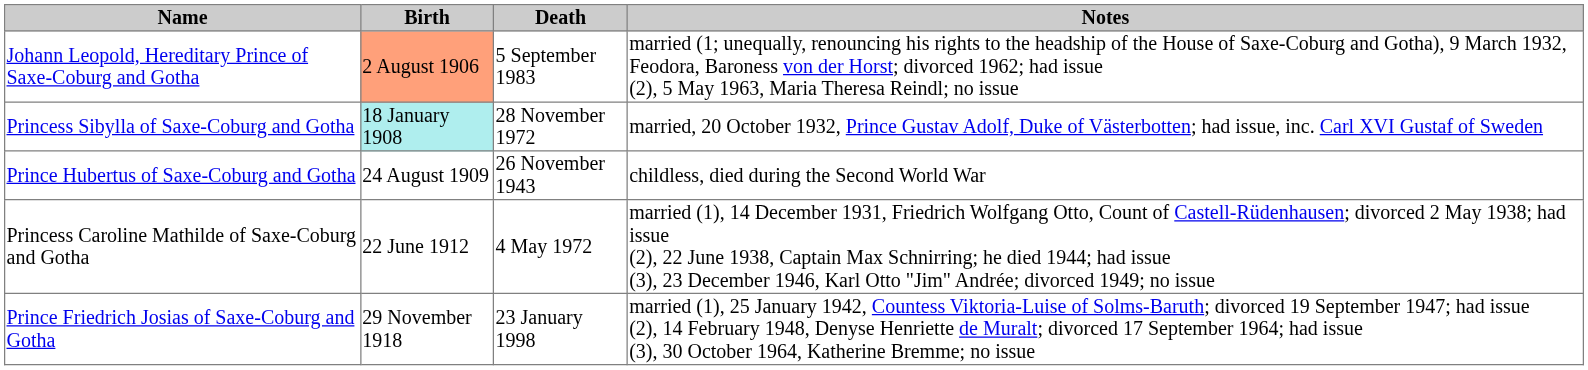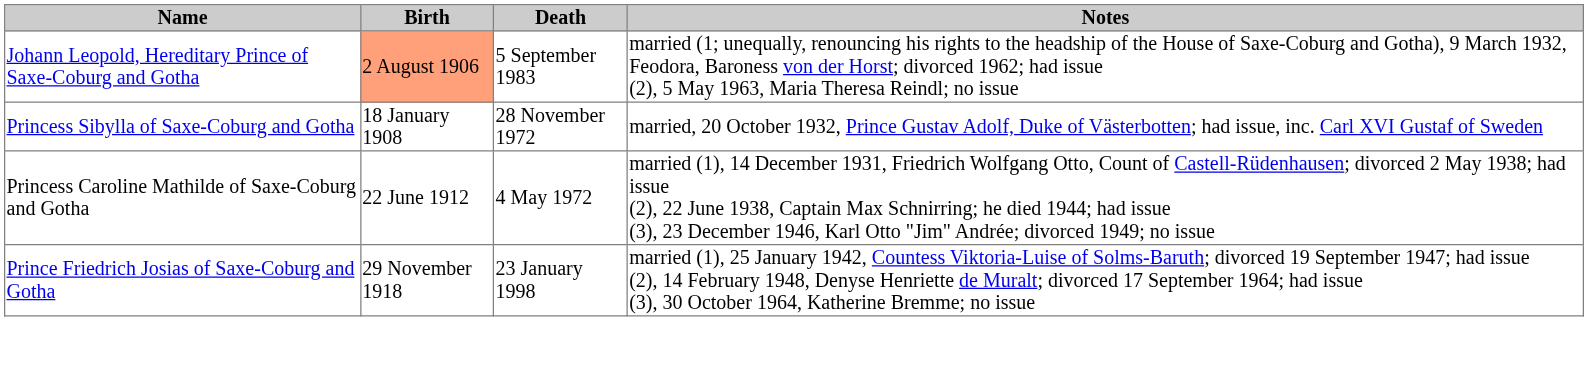(406, 126) paleturquoise background -> (406, 126) no background
- row: (181, 175)
